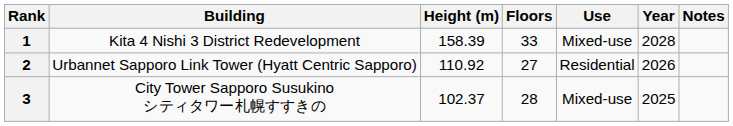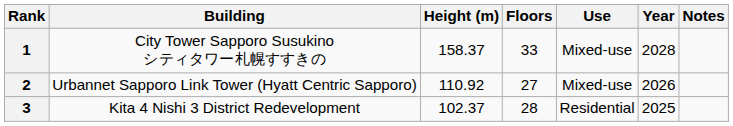(235, 40) Kita 4 Nishi 3 District Redevelopment -> (235, 49) City Tower Sapporo Susukino シティタワー札幌すすきの
(461, 40) 158.39 -> (461, 50) 158.37
(597, 64) Residential -> (597, 84) Mixed-use
(235, 97) City Tower Sapporo Susukino シティタワー札幌すすきの -> (235, 108) Kita 4 Nishi 3 District Redevelopment
(597, 98) Mixed-use -> (597, 108) Residential
